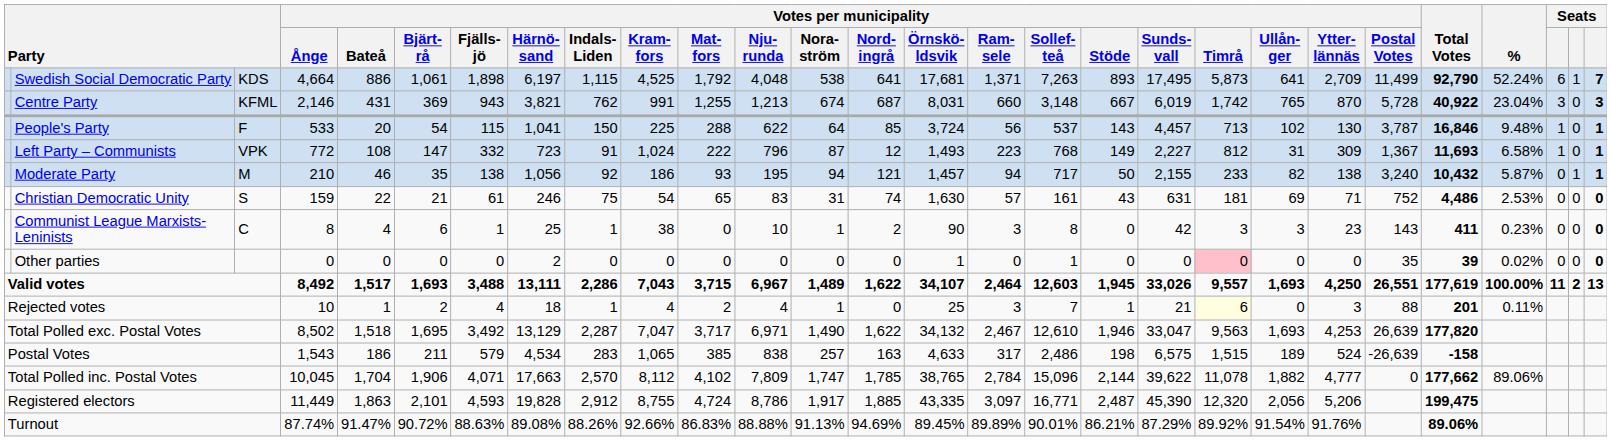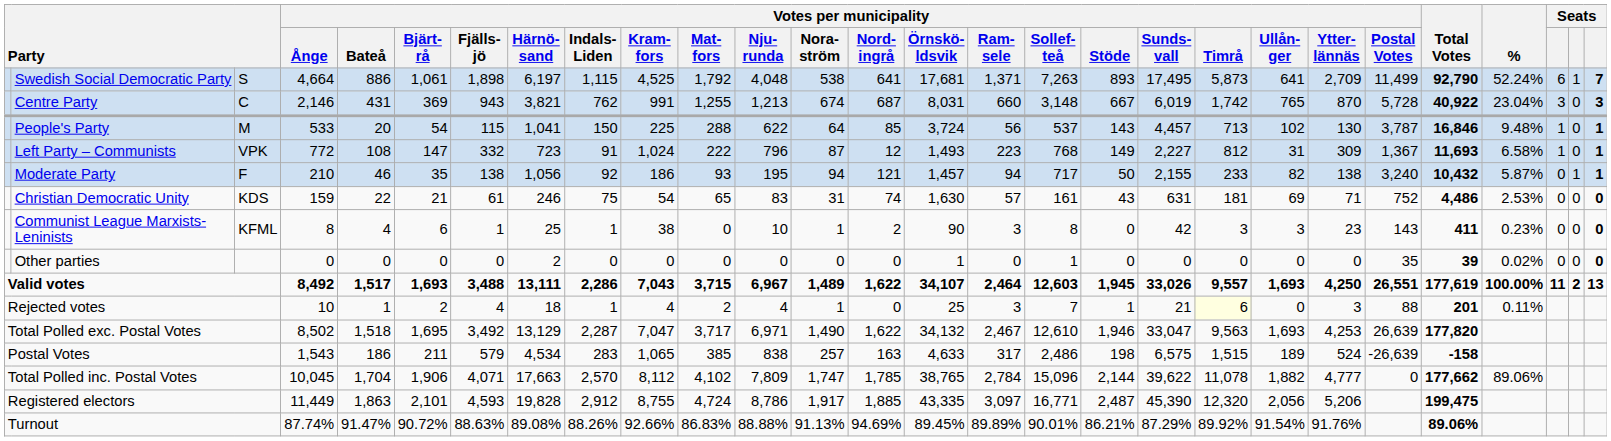(253, 79) KDS -> (243, 79) S
(258, 102) KFML -> (244, 102) C
(243, 127) F -> (244, 127) M
(244, 174) M -> (243, 174) F
(243, 197) S -> (253, 197) KDS
(244, 229) C -> (258, 229) KFML
(1244, 261) pink background -> (1244, 261) no background
